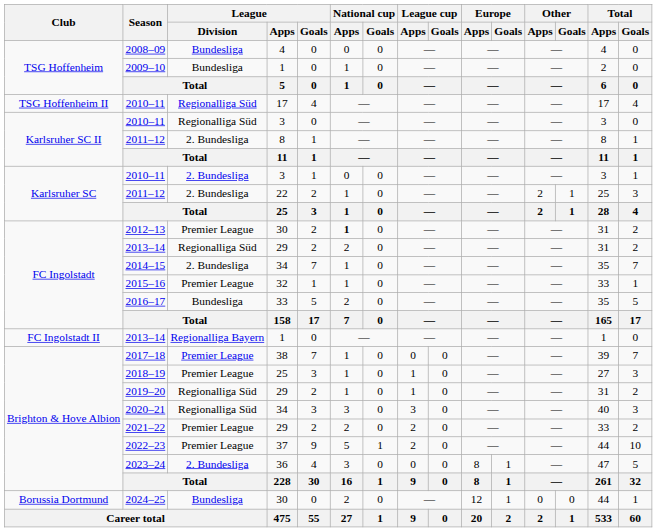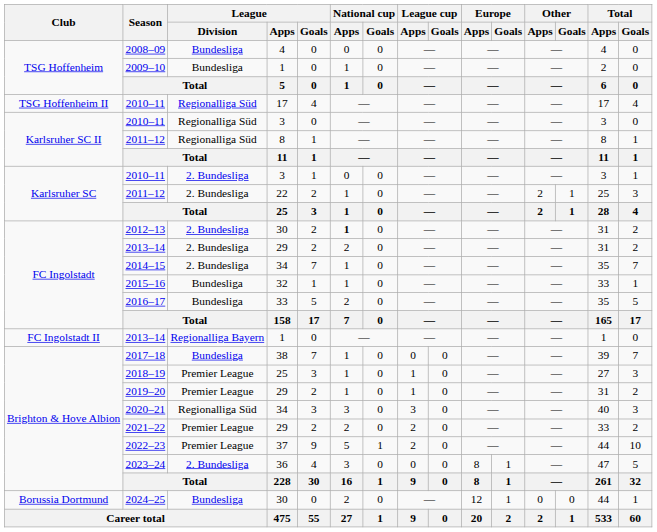(217, 139) 2. Bundesliga -> (217, 139) Regionalliga Süd
(217, 229) Premier League -> (217, 229) 2. Bundesliga
(217, 247) Regionalliga Süd -> (217, 247) 2. Bundesliga
(217, 283) Premier League -> (217, 283) Bundesliga
(217, 355) Premier League -> (217, 355) Bundesliga
(217, 391) Regionalliga Süd -> (217, 391) Premier League
